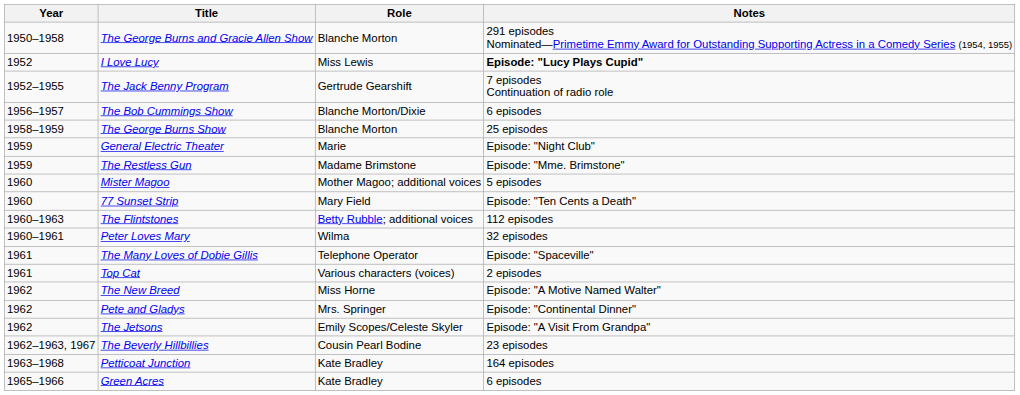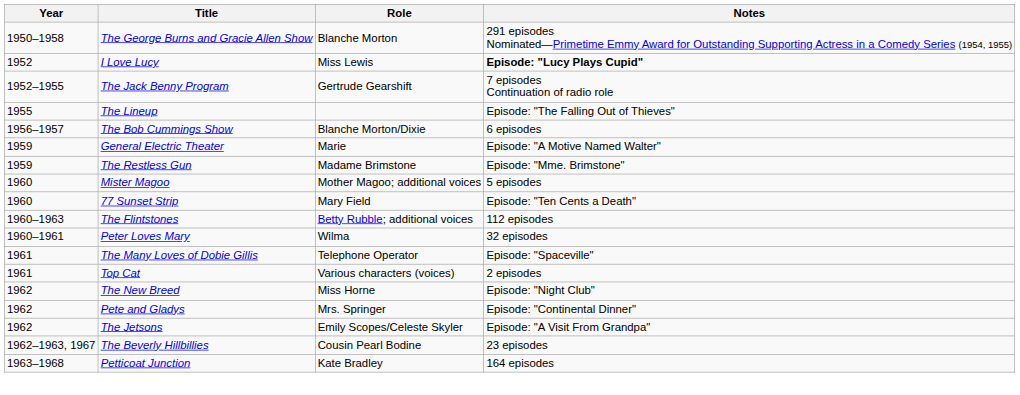+ row: (129, 111)
- row: (163, 129)
(541, 147) Episode: "Night Club" -> (574, 147) Episode: "A Motive Named Walter"
(574, 291) Episode: "A Motive Named Walter" -> (541, 291) Episode: "Night Club"
- row: (132, 381)
